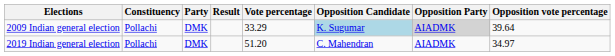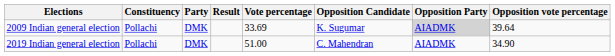(256, 28) 33.29 -> (256, 28) 33.69
(340, 28) lightblue background -> (340, 28) no background
(256, 43) 51.20 -> (256, 43) 51.00
(503, 43) 34.97 -> (503, 43) 34.90
